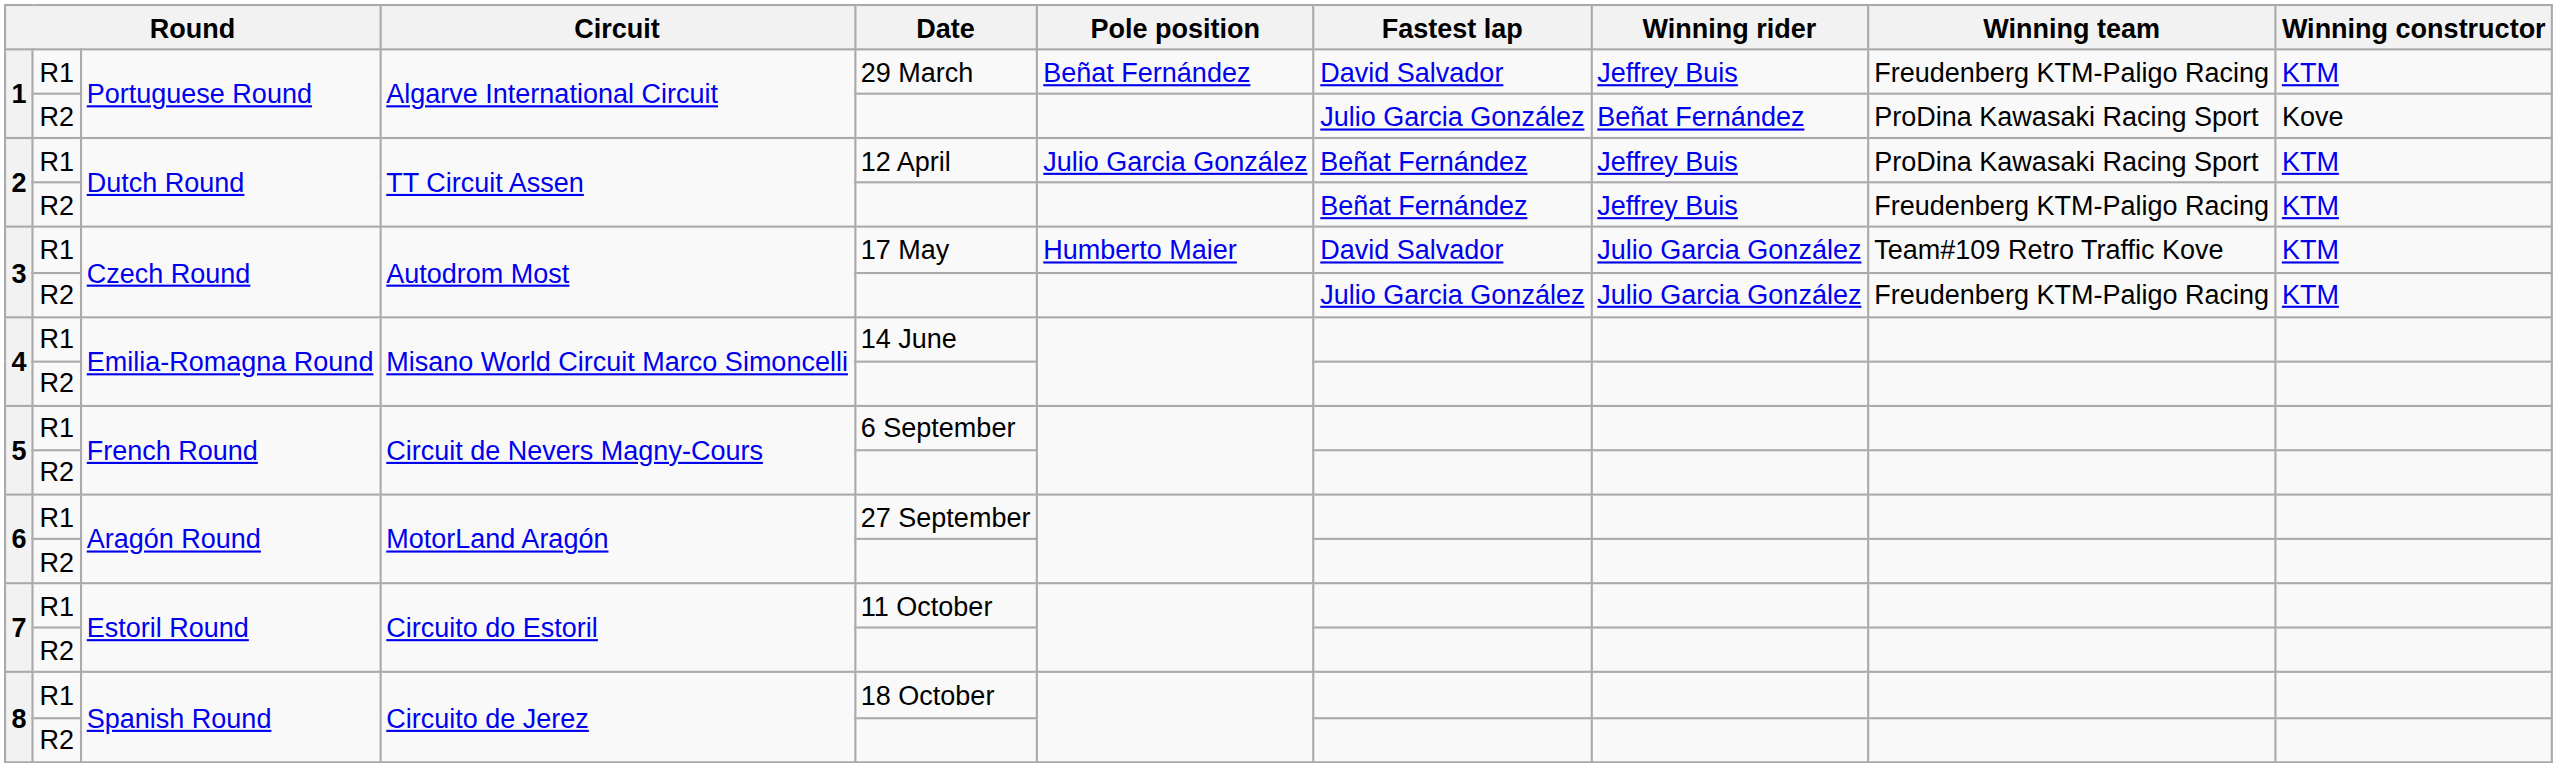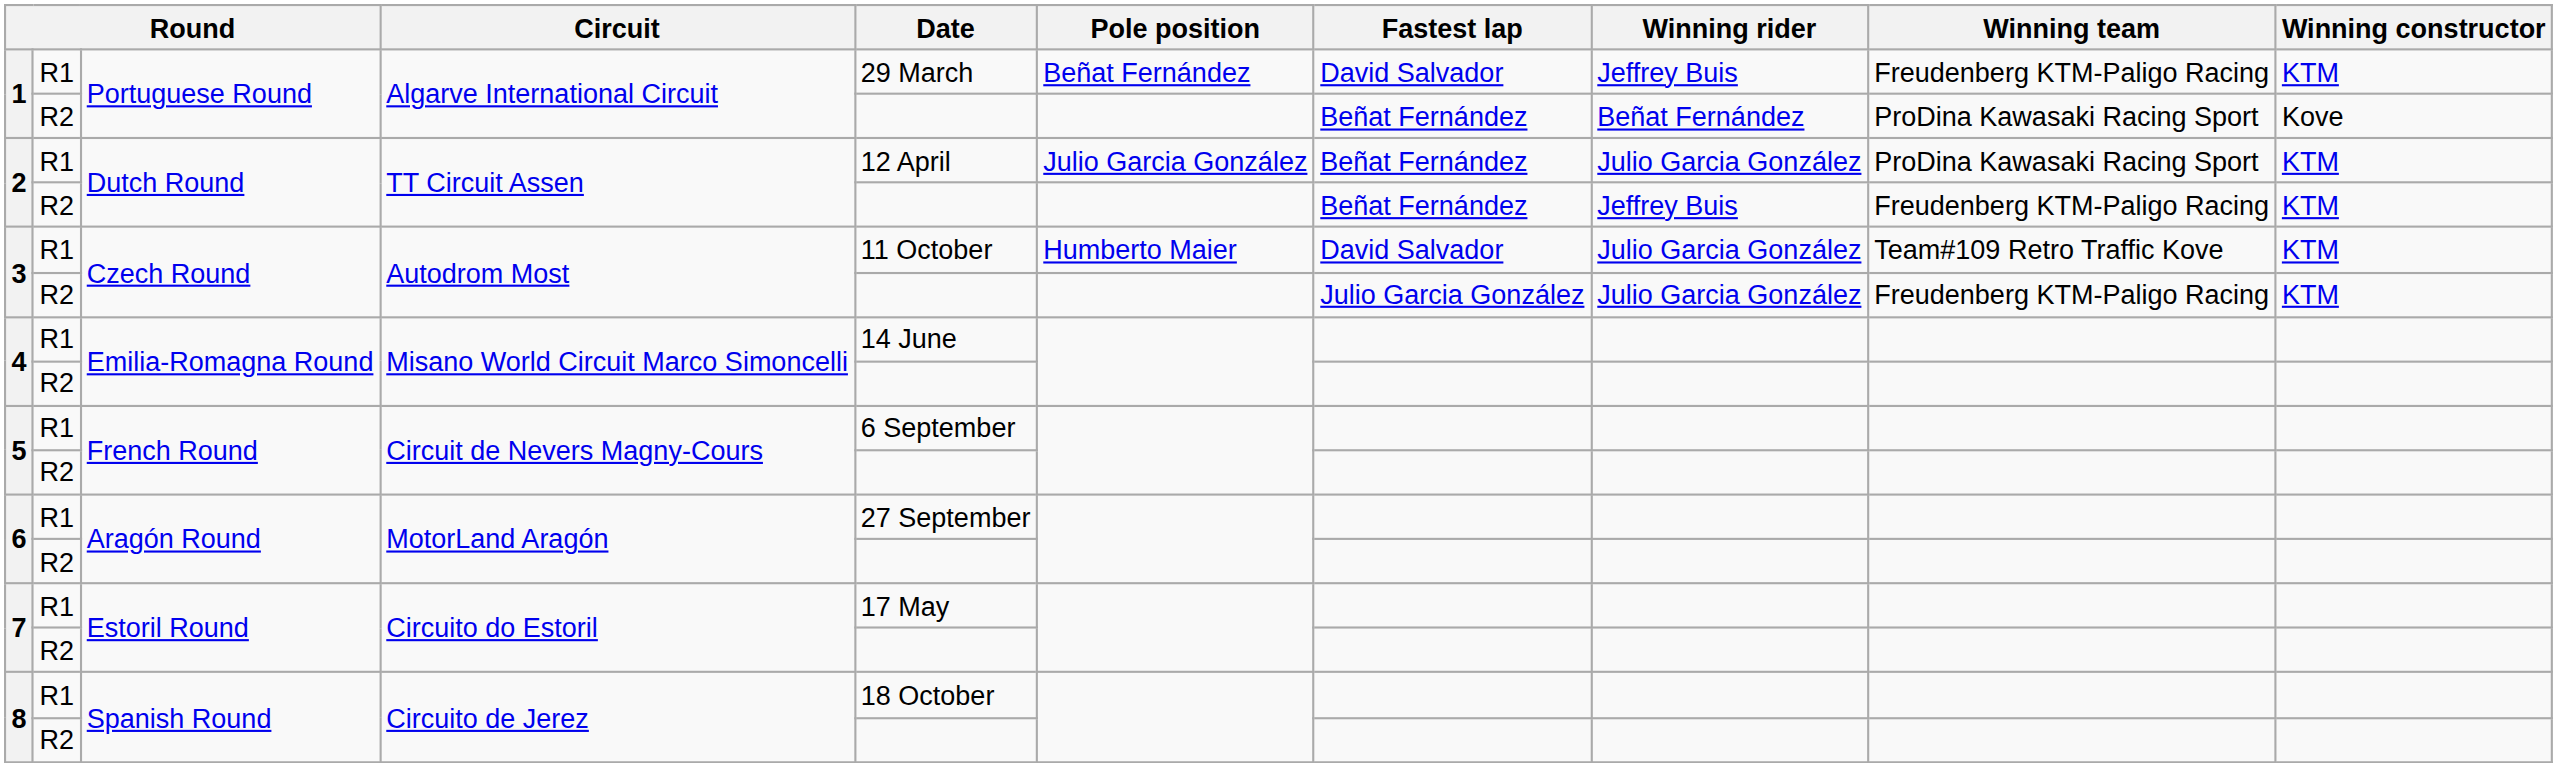(1452, 116) Julio Garcia González -> (1424, 116) Beñat Fernández
(1668, 161) Jeffrey Buis -> (1729, 161) Julio Garcia González
(905, 250) 17 May -> (927, 250) 11 October
(927, 606) 11 October -> (905, 606) 17 May
